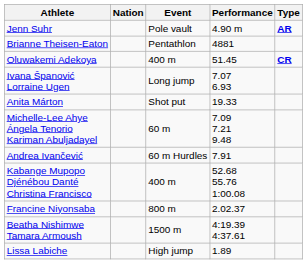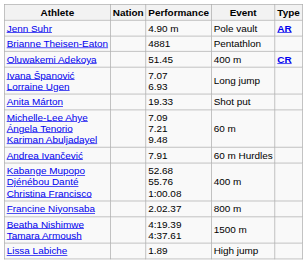columns swapped: (178, 13) <-> (242, 13)
